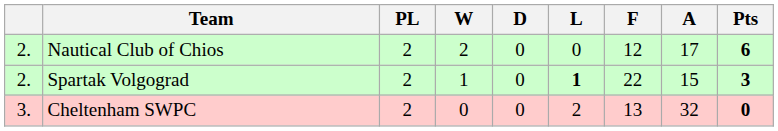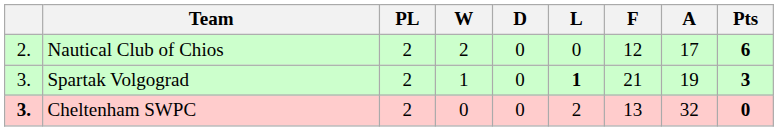(24, 79) 2. -> (24, 79) 3.
(633, 79) 22 -> (633, 79) 21
(689, 79) 15 -> (689, 79) 19
(24, 110) normal -> (24, 110) bold
